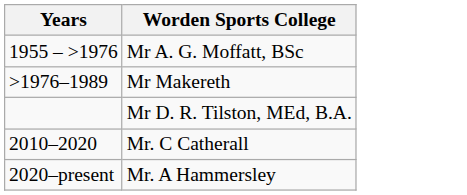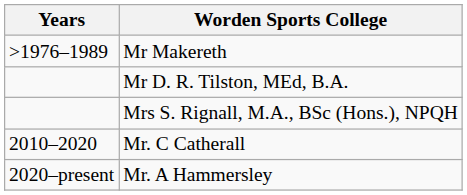- row: (215, 50)
+ row: (291, 112)
